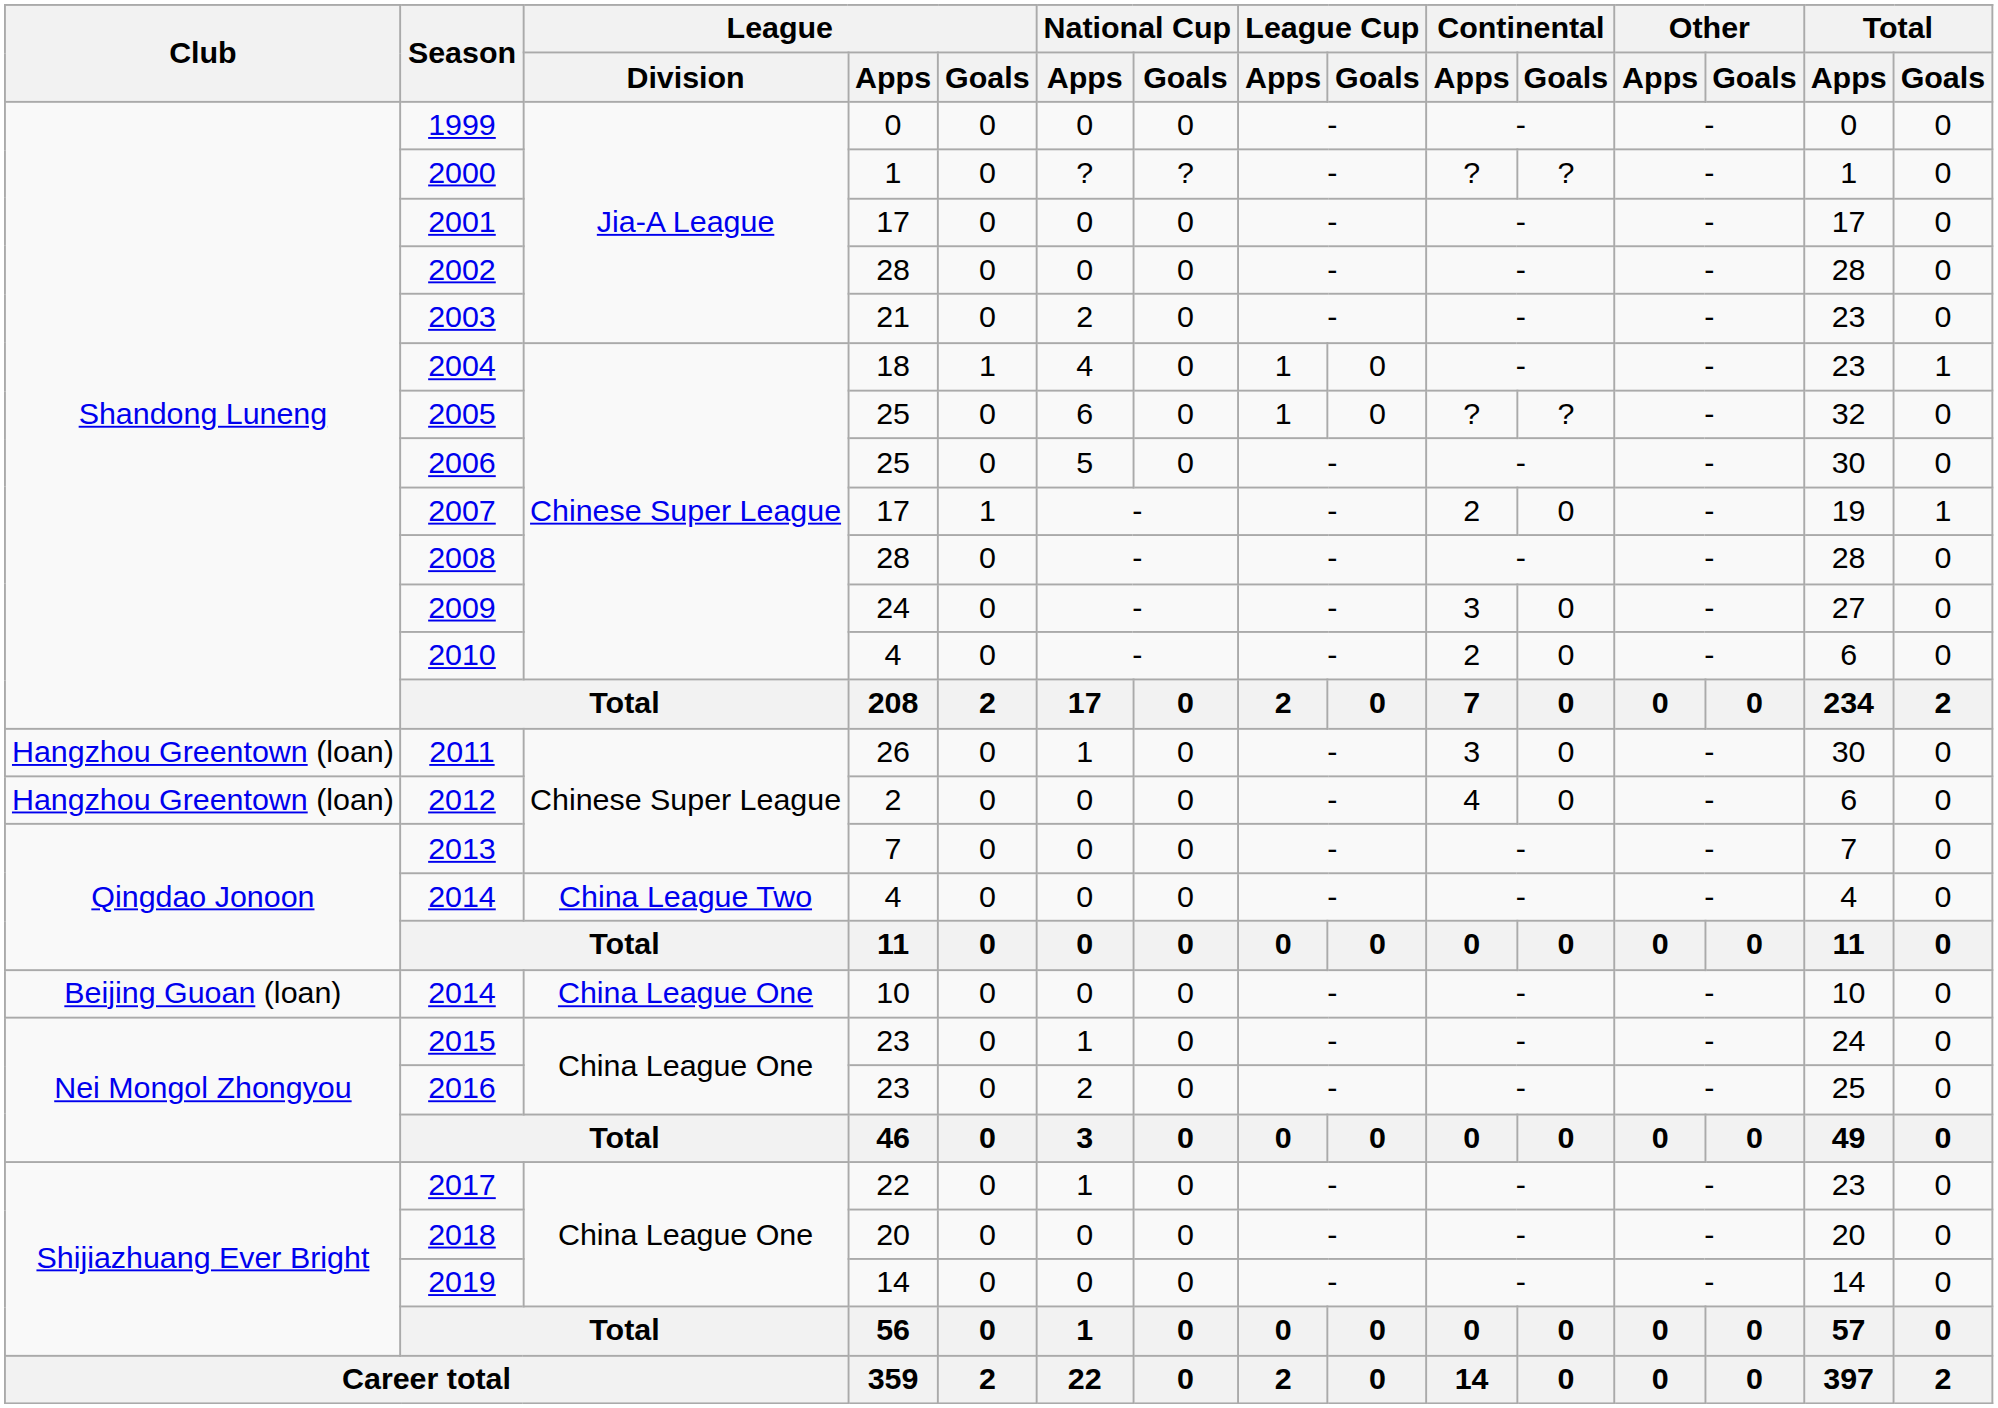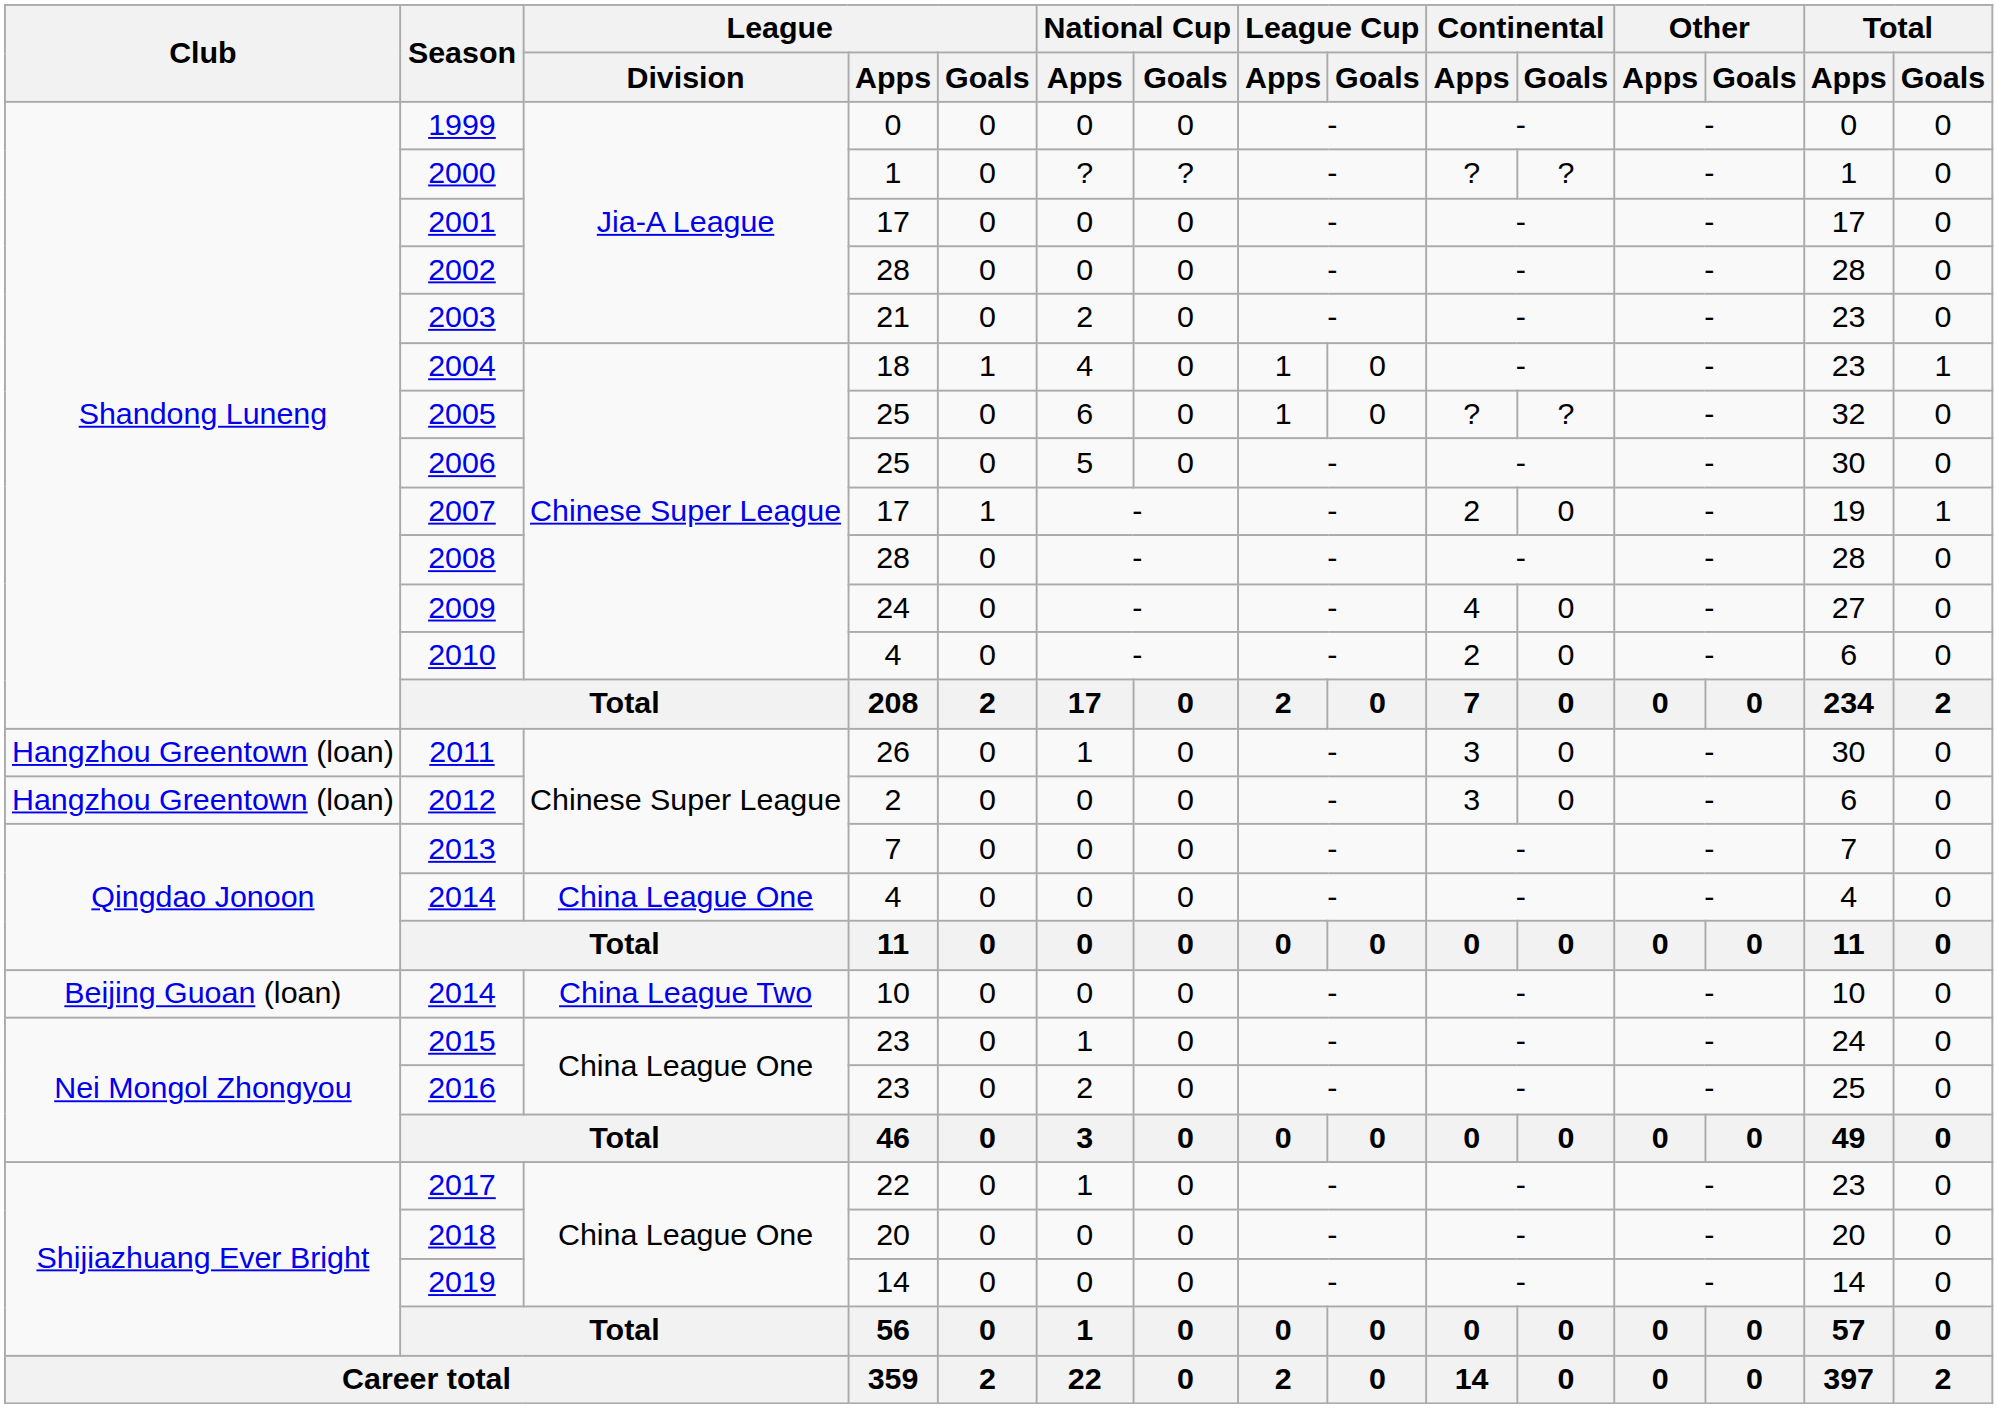(1472, 607) 3 -> (1472, 607) 4
(1472, 800) 4 -> (1472, 800) 3
(686, 896) China League Two -> (686, 896) China League One
(686, 992) China League One -> (686, 992) China League Two
